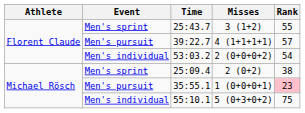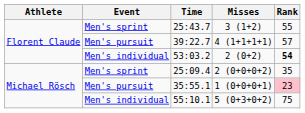(244, 56) 2 (0+0+0+2) -> (244, 56) 2 (0+2)
(287, 56) normal -> (287, 56) bold
(244, 70) 2 (0+2) -> (244, 70) 2 (0+0+0+2)
(287, 70) 38 -> (287, 70) 35
